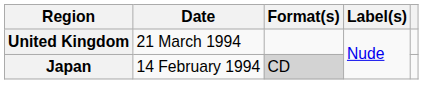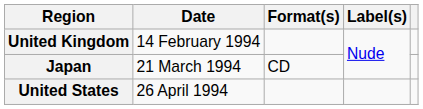(189, 41) 21 March 1994 -> (198, 41) 14 February 1994
(198, 66) 14 February 1994 -> (189, 66) 21 March 1994
(279, 66) lightgrey background -> (279, 66) no background
+ row: (69, 91)
